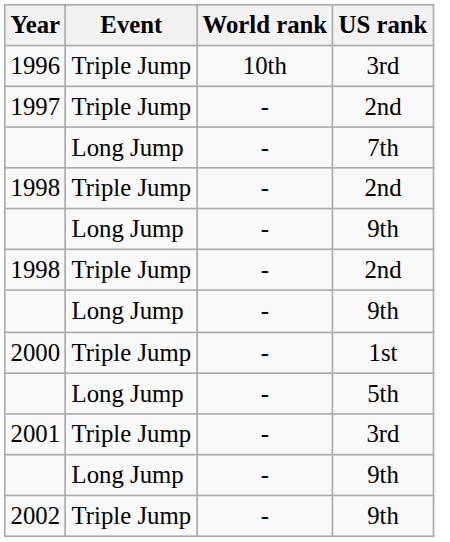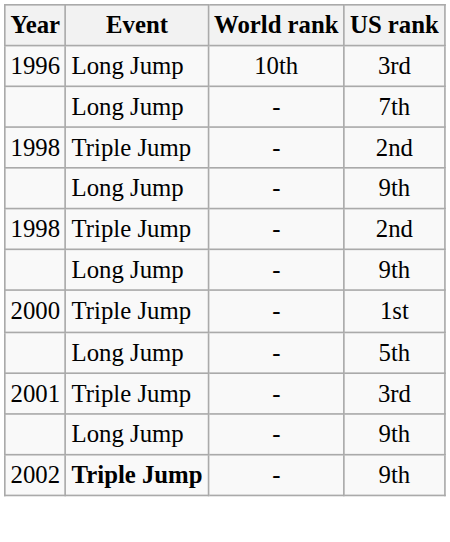(131, 65) Triple Jump -> (128, 65) Long Jump
- row: (35, 106)
(131, 515) normal -> (137, 474) bold
